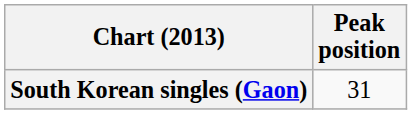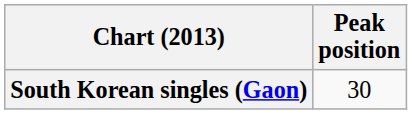(359, 89) 31 -> (359, 89) 30
